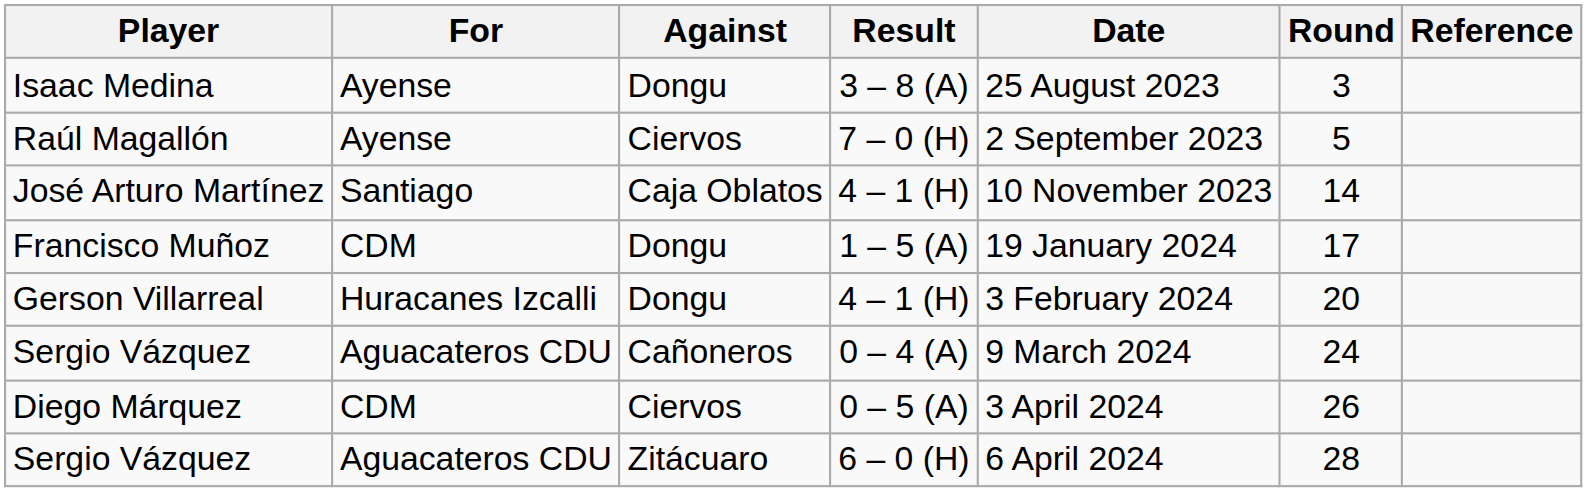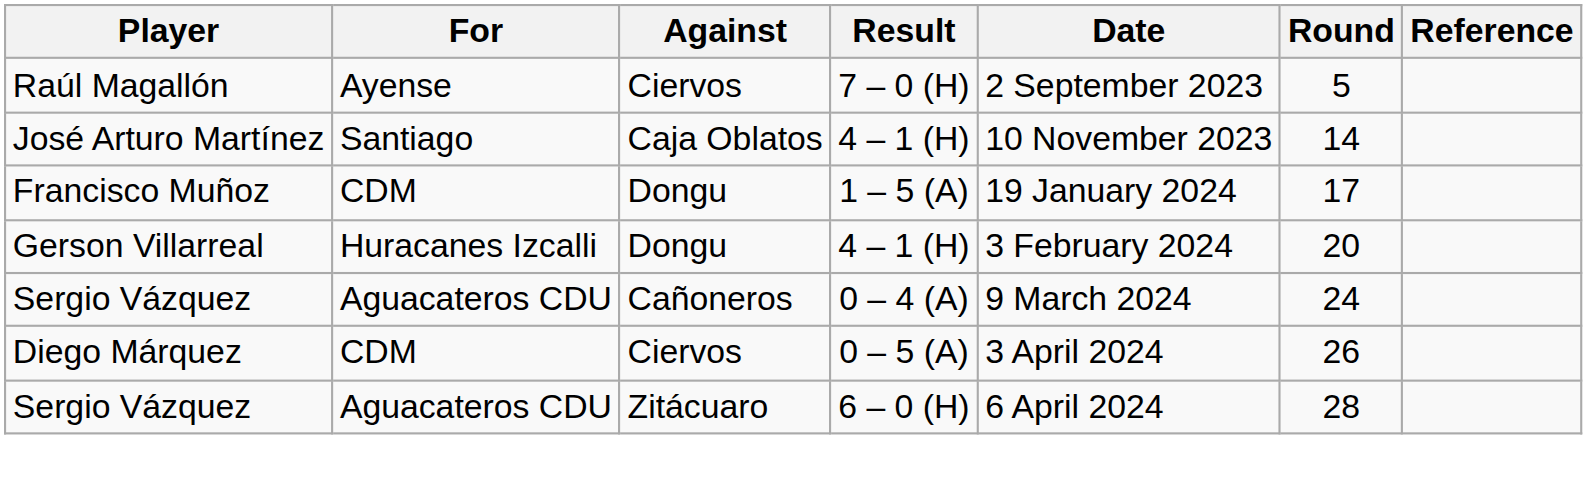- row: (113, 84)
